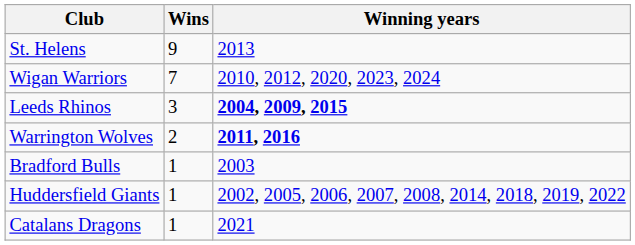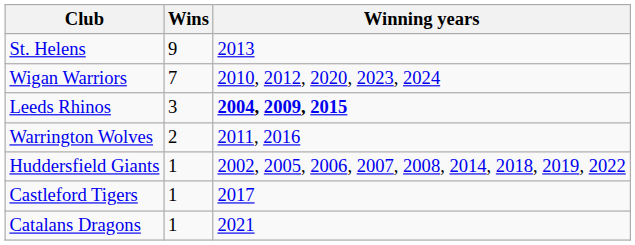(259, 136) bold -> (259, 136) normal
- row: (65, 166)
+ row: (74, 195)
